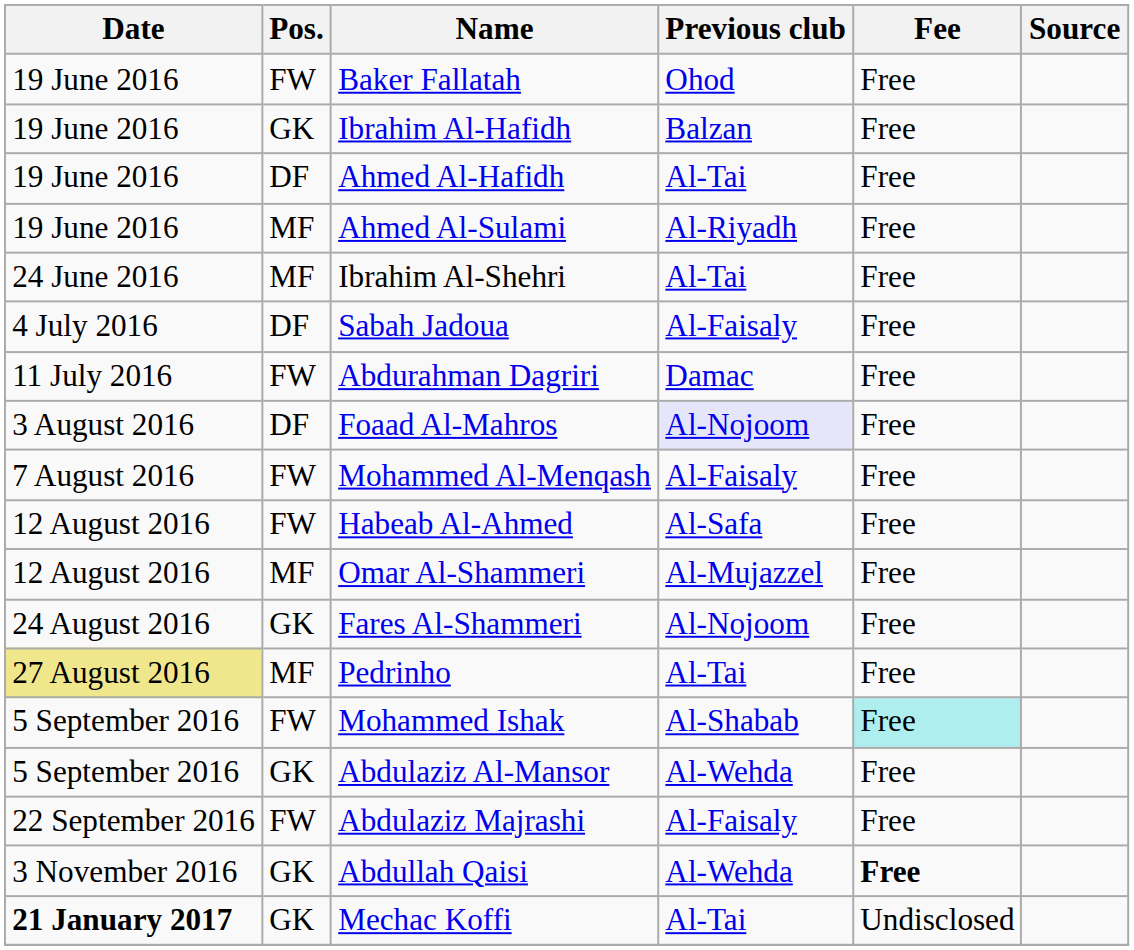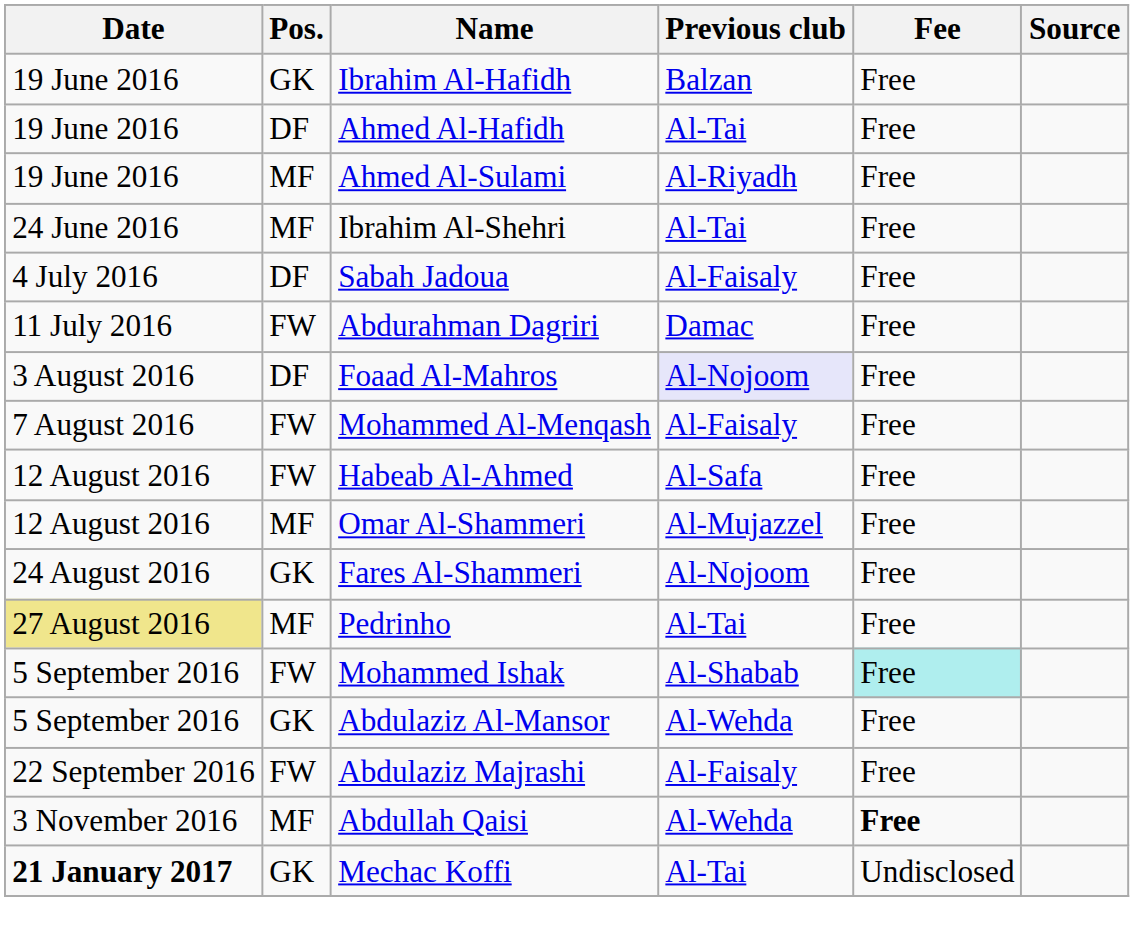- row: (430, 78)
(292, 870) GK -> (292, 820) MF
